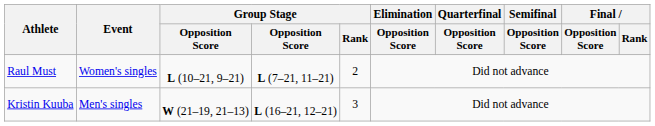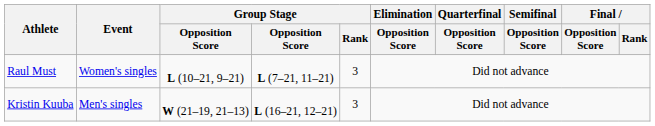(355, 71) 2 -> (355, 71) 3
